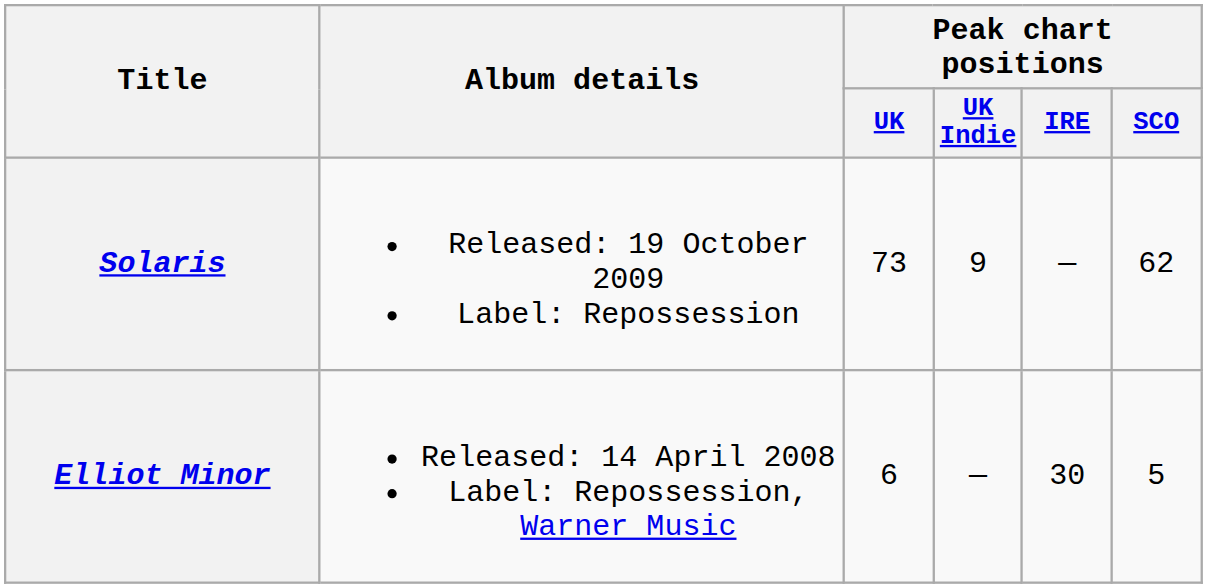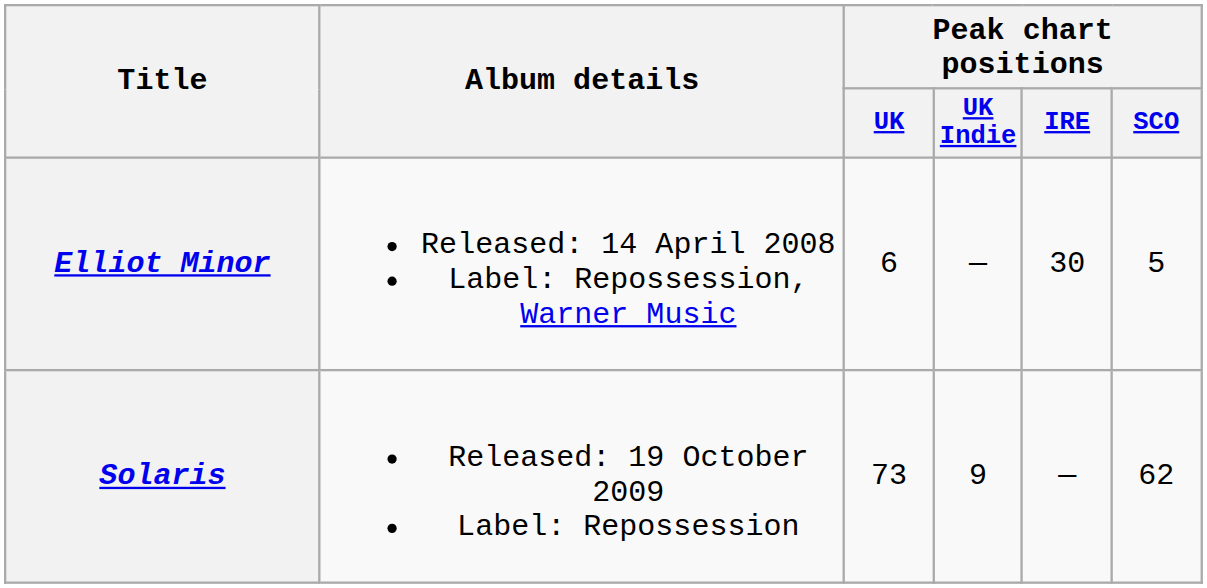rows swapped: (162, 476) <-> (162, 263)
